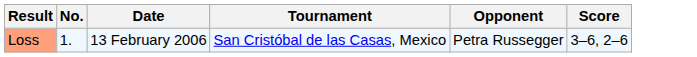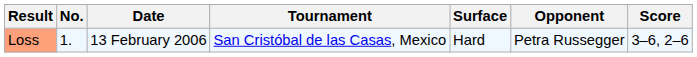+ column: (480, 15)
